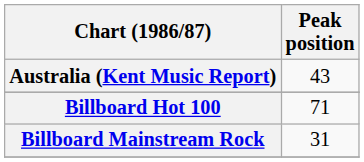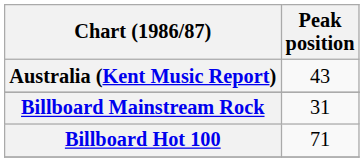rows swapped: (143, 107) <-> (143, 140)
